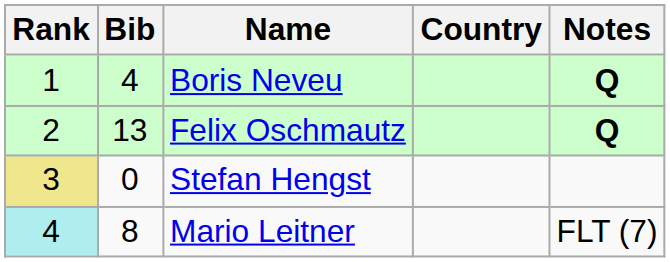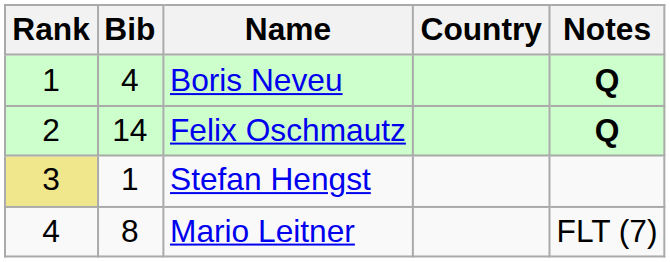(130, 130) 13 -> (130, 130) 14
(130, 180) 0 -> (130, 180) 1
(51, 230) paleturquoise background -> (51, 230) no background
